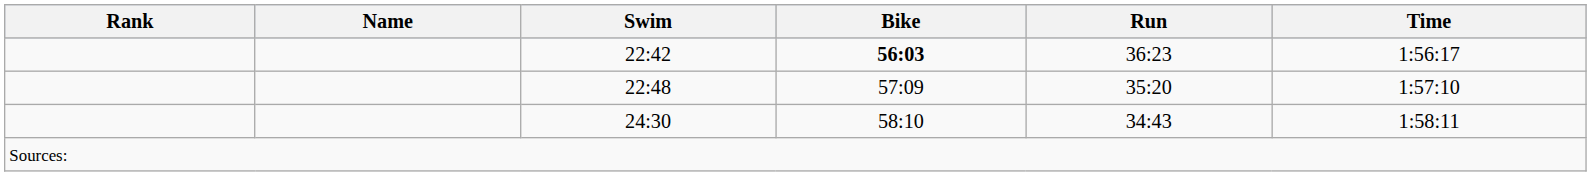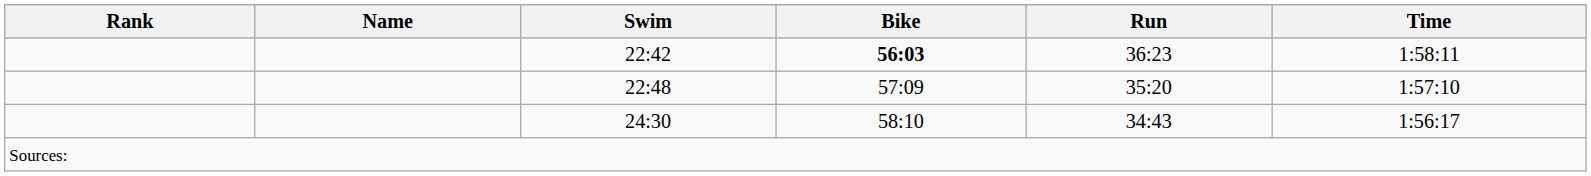(1429, 54) 1:56:17 -> (1429, 54) 1:58:11
(1429, 121) 1:58:11 -> (1429, 121) 1:56:17
